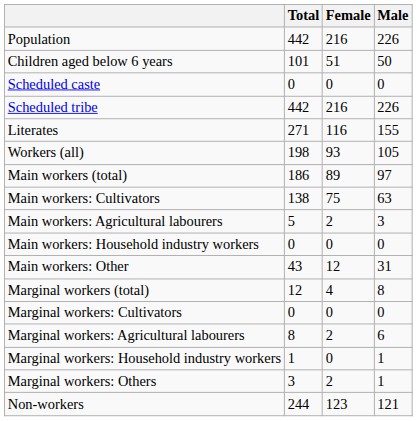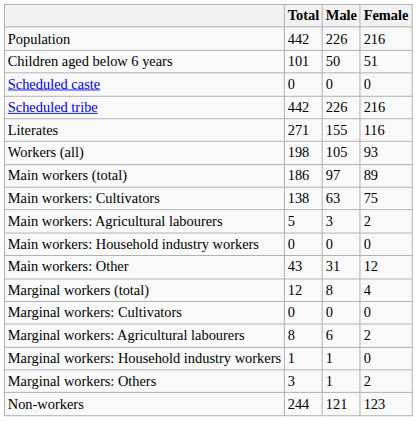columns swapped: (393, 15) <-> (348, 15)
